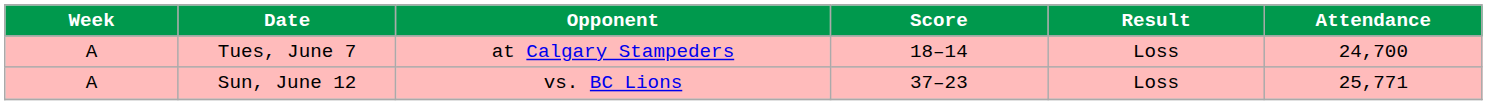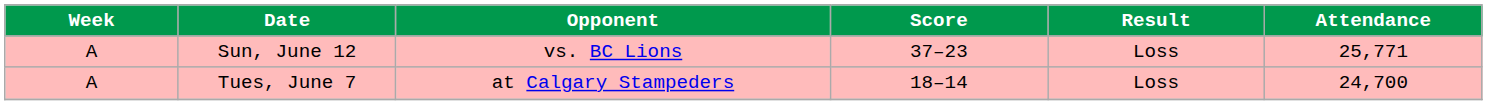rows swapped: (287, 52) <-> (287, 83)
